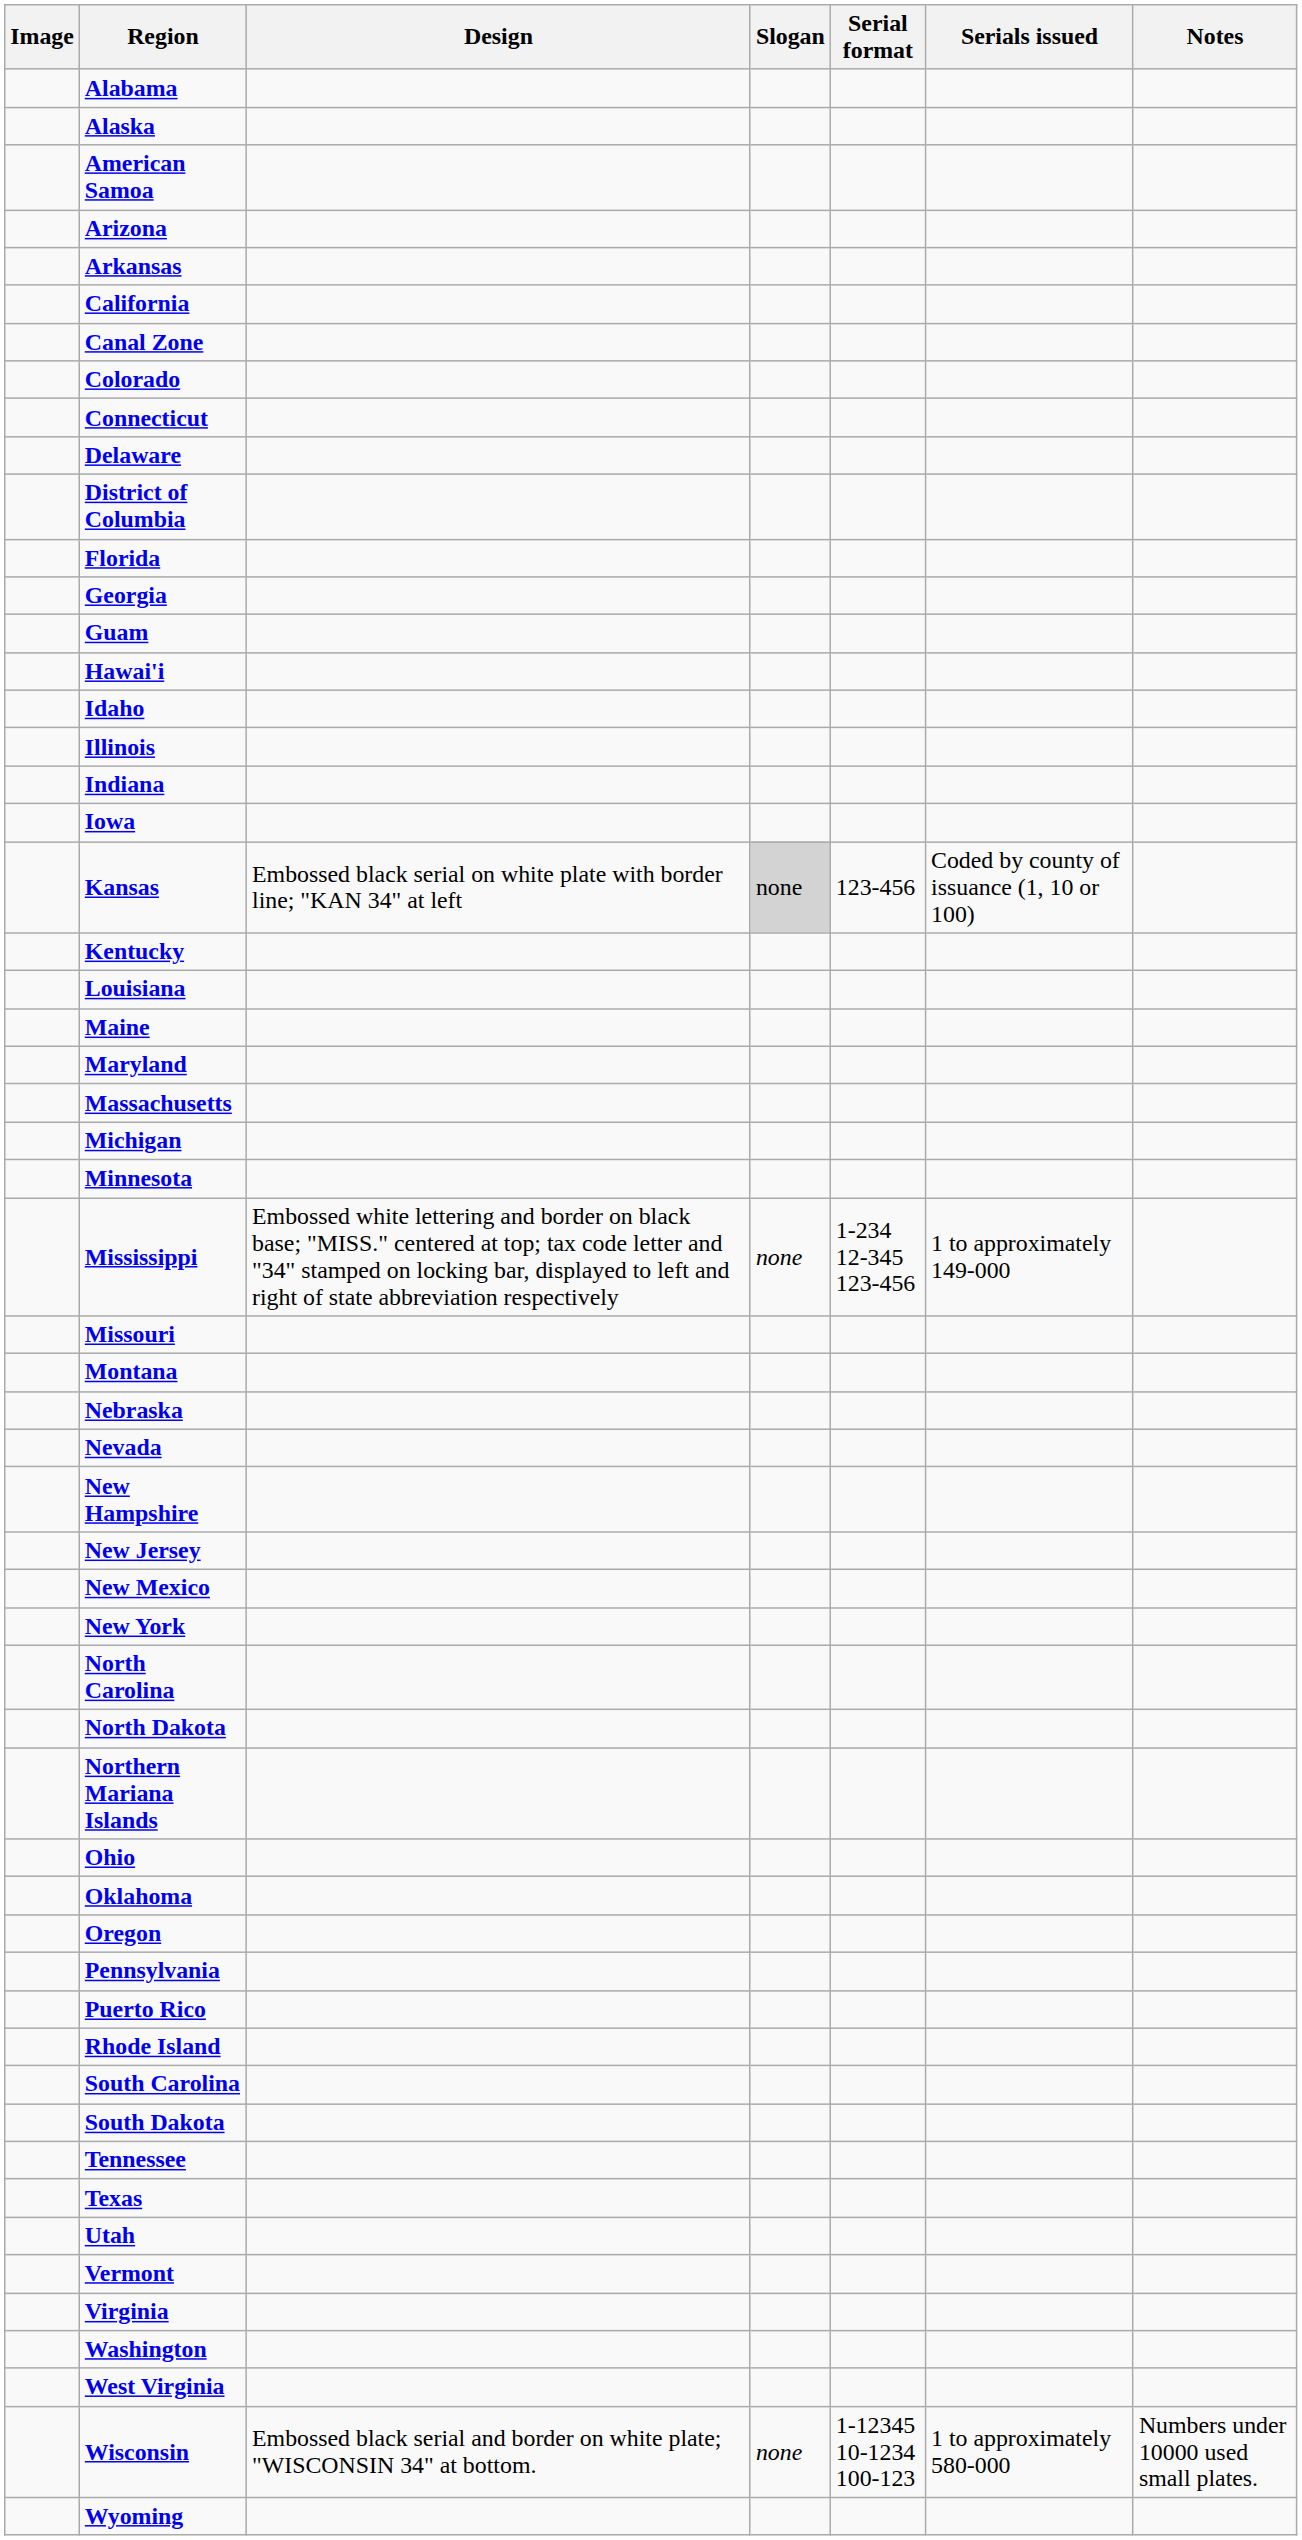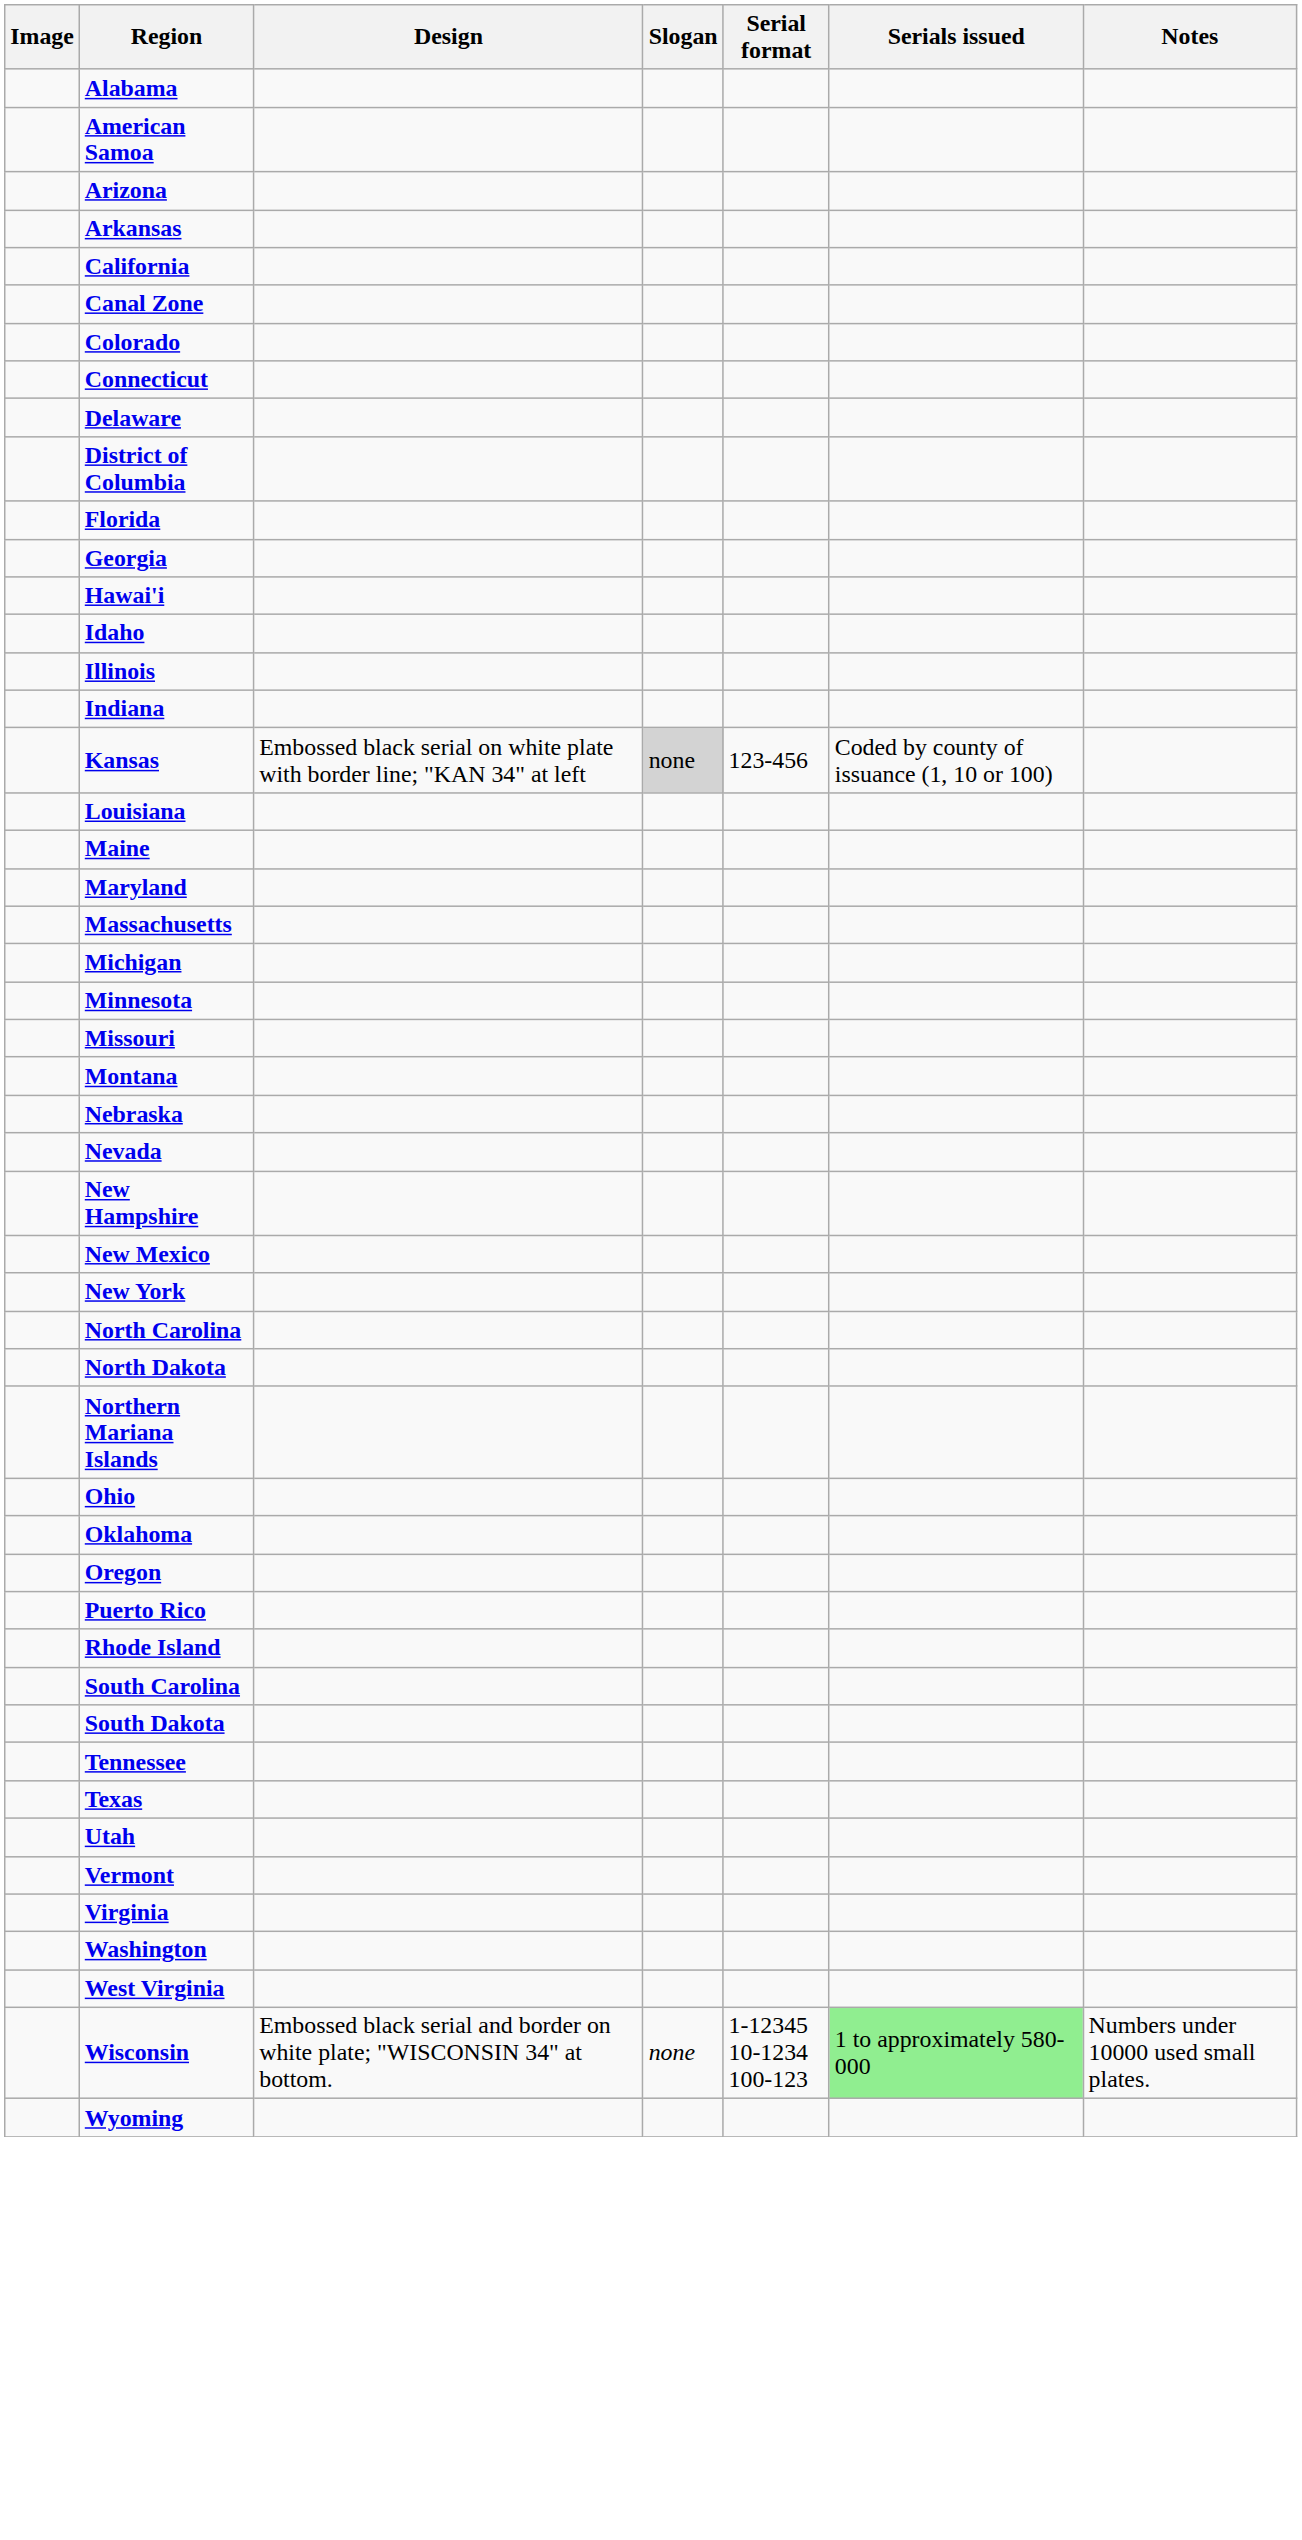- row: (120, 125)
- row: (117, 633)
- row: (110, 822)
- row: (134, 951)
- row: (141, 1256)
- row: (143, 1550)
- row: (152, 1971)
(1021, 2451) no background -> (950, 2052) lightgreen background
